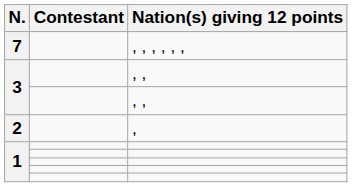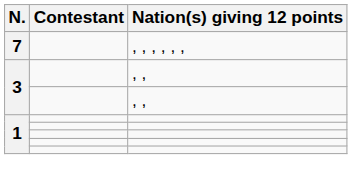- row: (17, 127)
